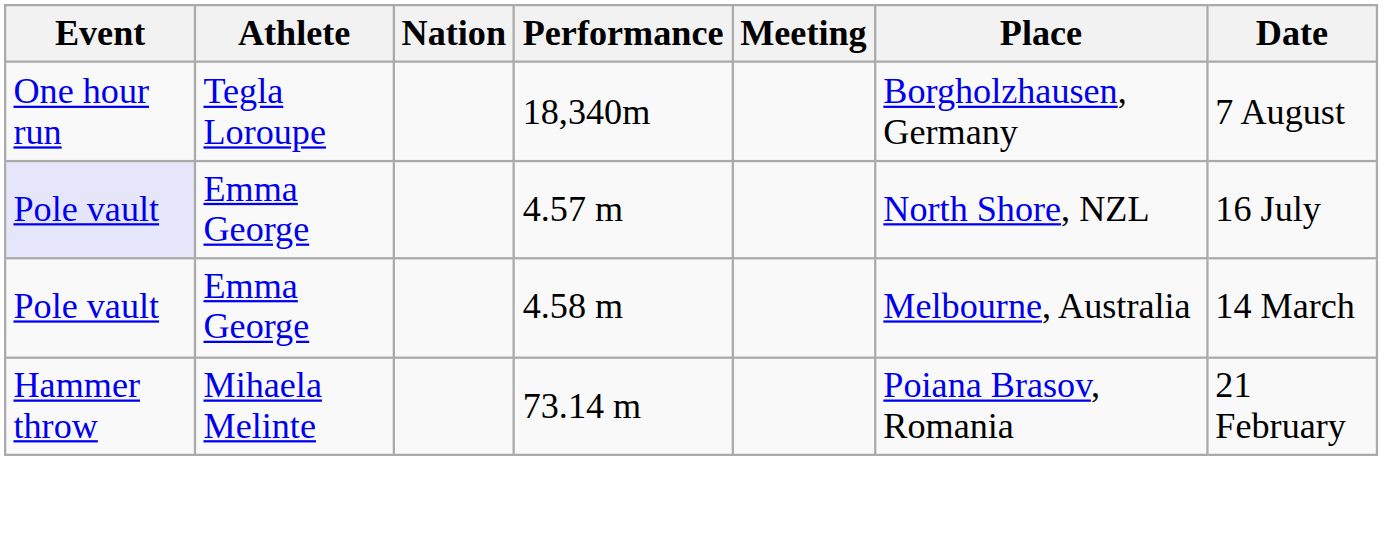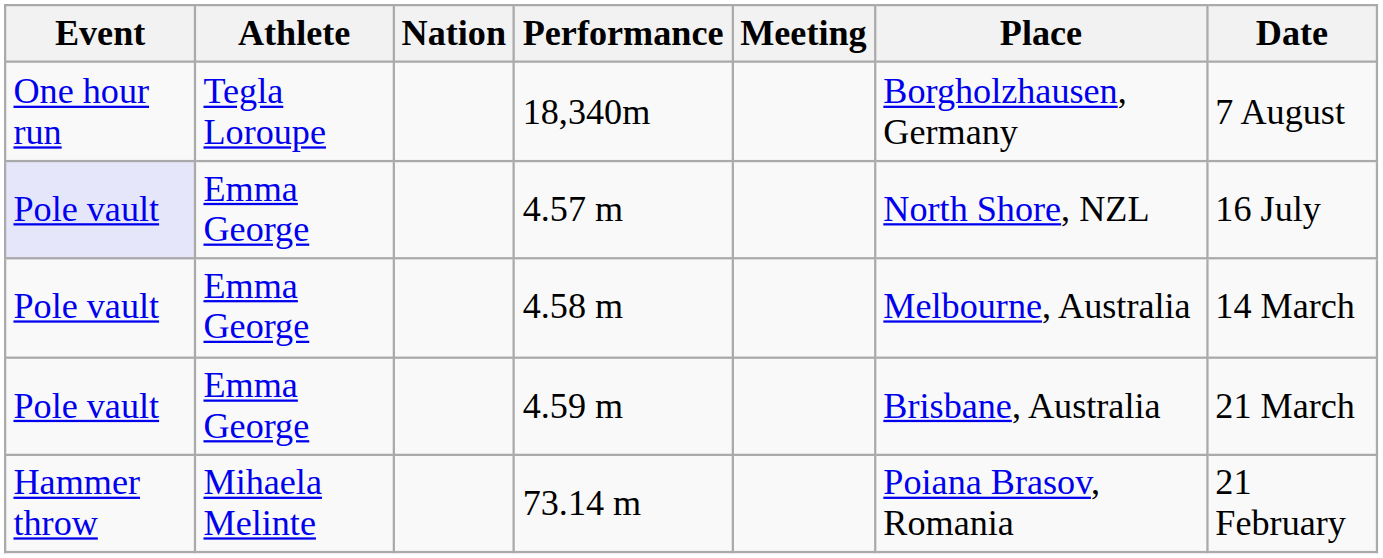+ row: (573, 404)
